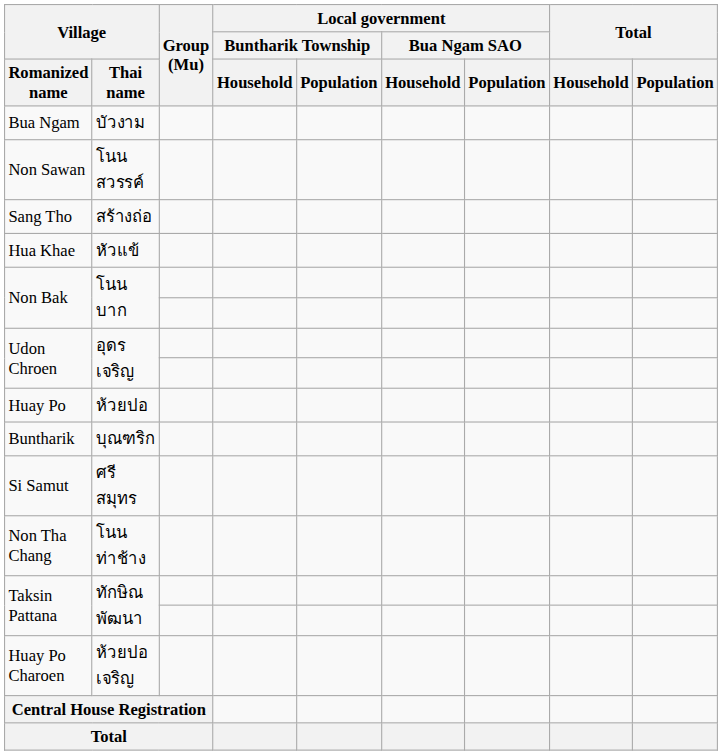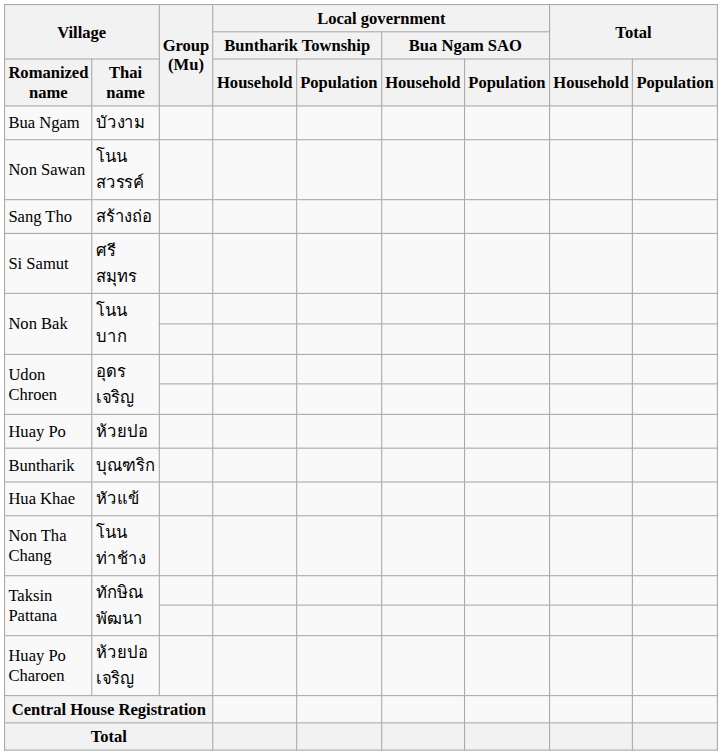rows swapped: (42, 250) <-> (39, 485)
